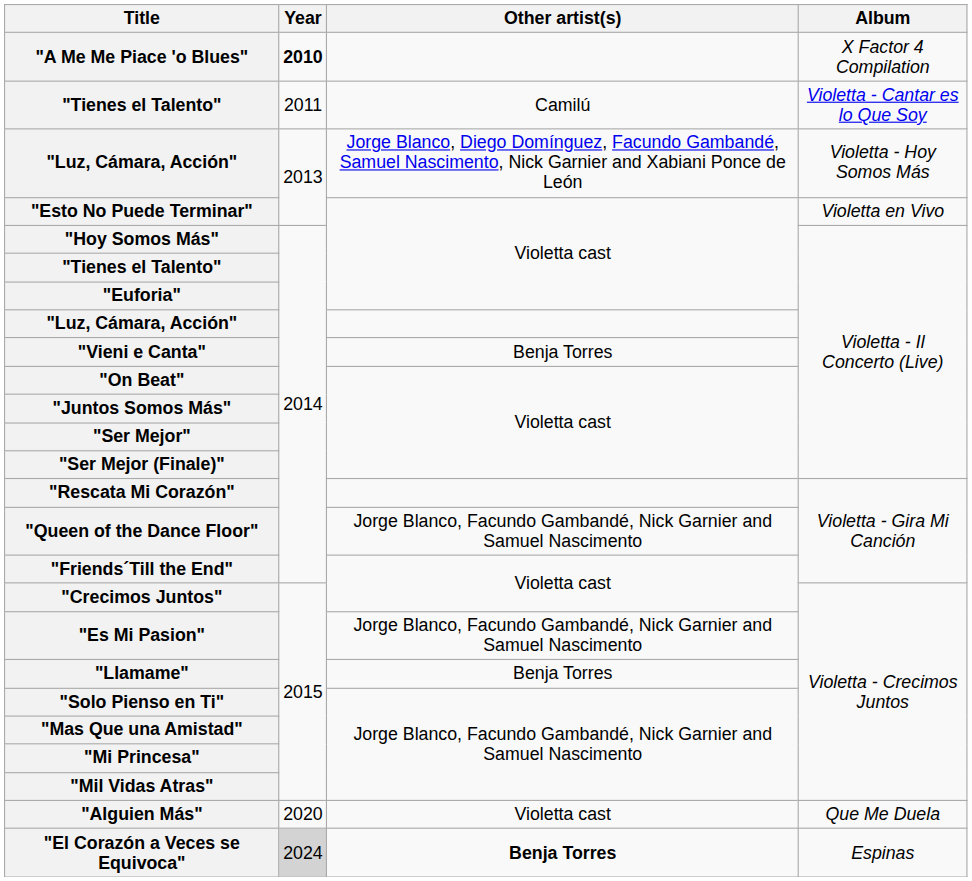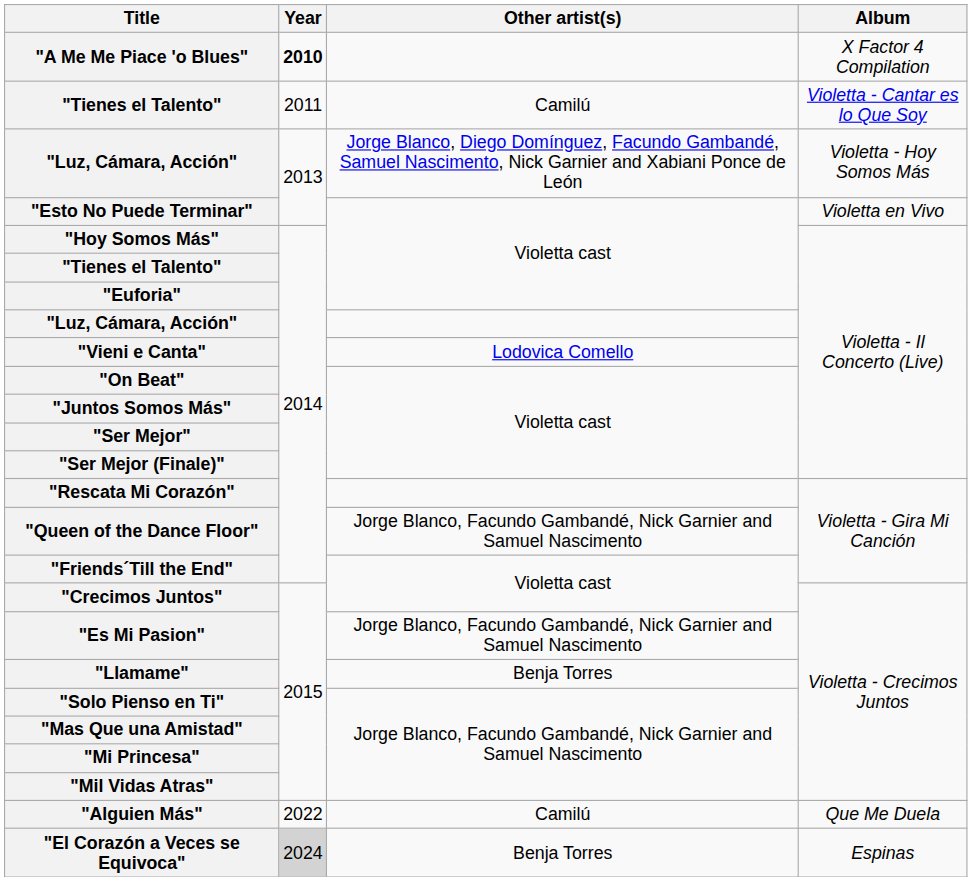(563, 351) Benja Torres -> (563, 351) Lodovica Comello
(303, 814) 2020 -> (303, 814) 2022
(563, 814) Violetta cast -> (563, 814) Camilú
(563, 852) bold -> (563, 852) normal
